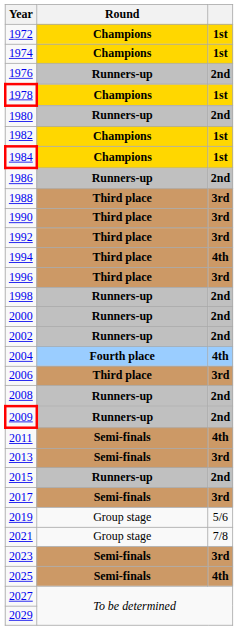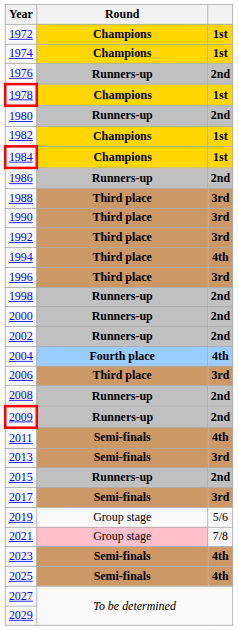(122, 537) no background -> (122, 537) pink background
(220, 556) 3rd -> (220, 556) 4th
